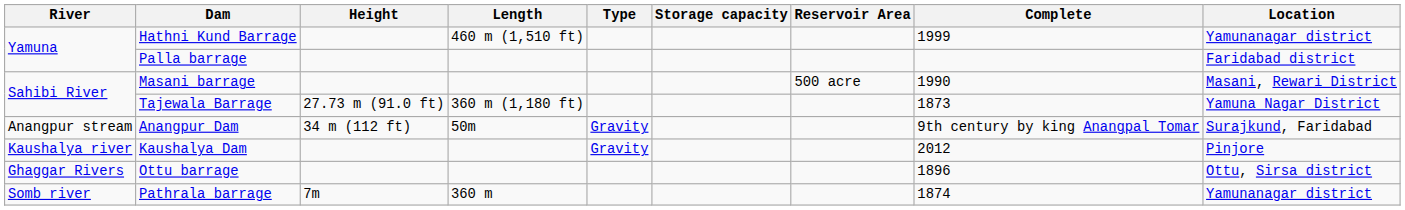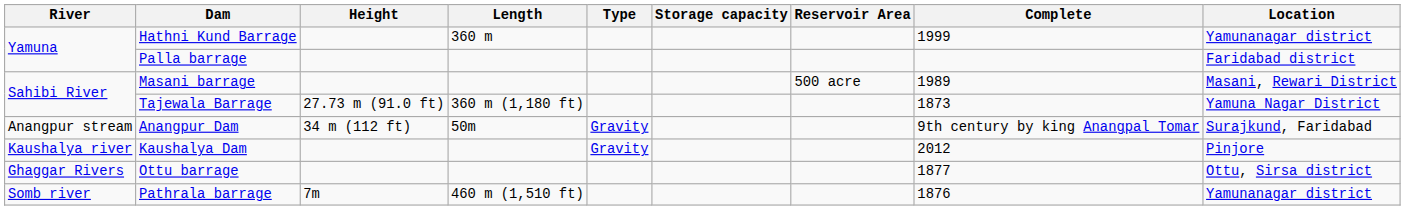(517, 38) 460 m (1,510 ft) -> (472, 38) 360 m
(934, 83) 1990 -> (934, 83) 1989
(934, 172) 1896 -> (934, 172) 1877
(472, 195) 360 m -> (517, 195) 460 m (1,510 ft)
(934, 195) 1874 -> (934, 195) 1876
